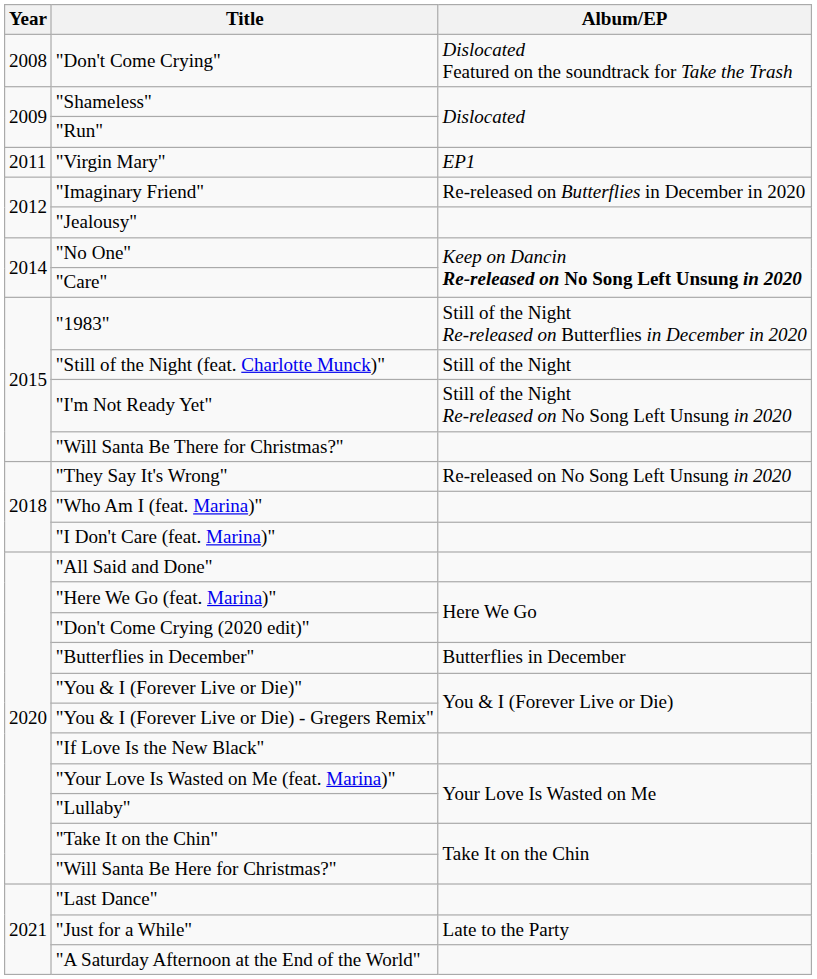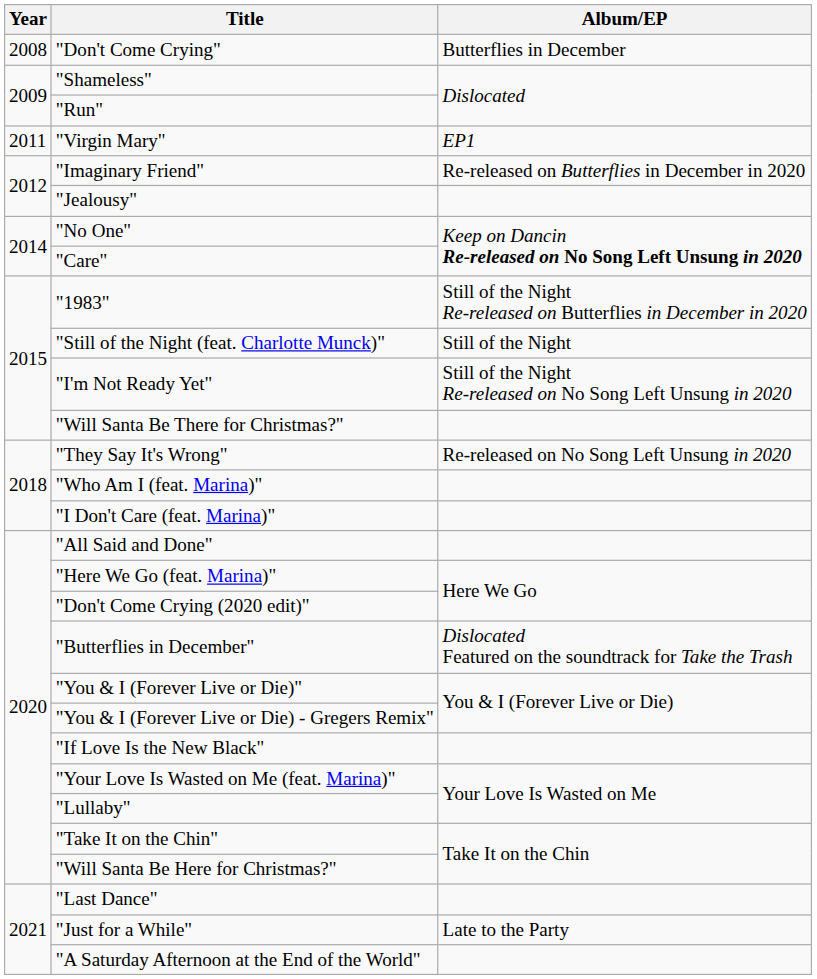(618, 60) Dislocated Featured on the soundtrack for Take the Trash -> (534, 49) Butterflies in December
(534, 657) Butterflies in December -> (618, 646) Dislocated Featured on the soundtrack for Take the Trash
